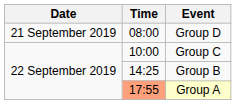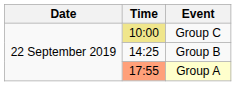- row: (198, 33)
(144, 52) no background -> (144, 33) khaki background
